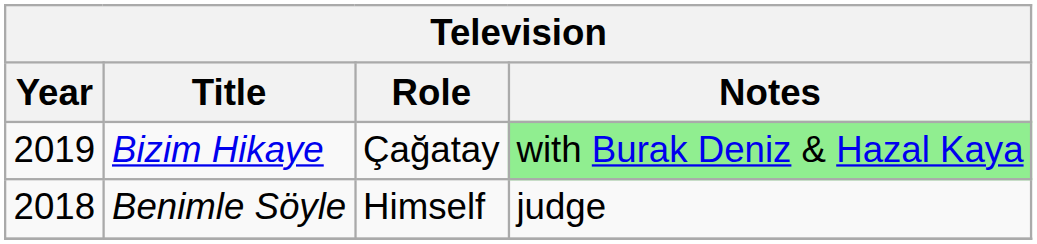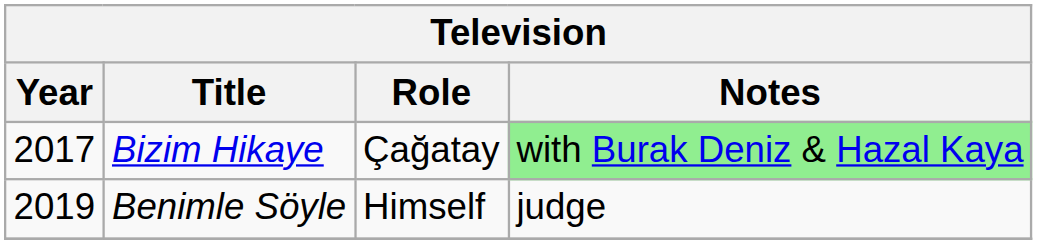(54, 149) 2019 -> (54, 149) 2017
(54, 207) 2018 -> (54, 207) 2019
